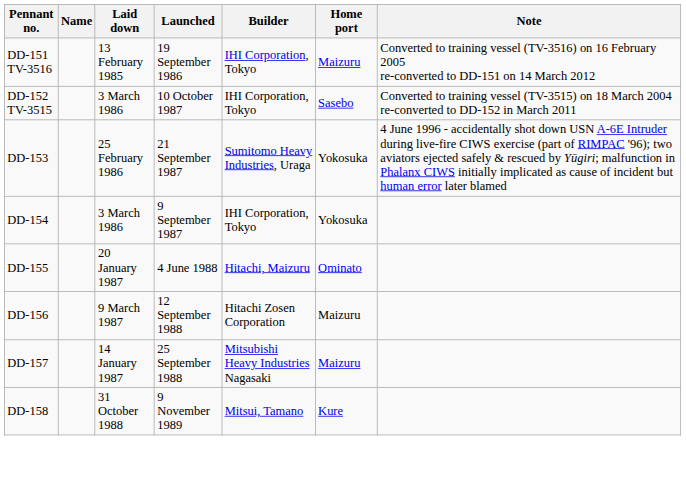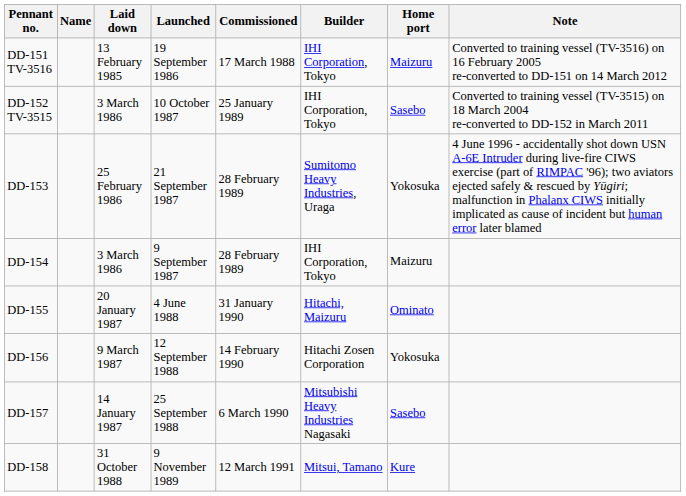+ column: (258, 21)
(343, 219) Yokosuka -> (417, 261) Maizuru
(345, 315) Maizuru -> (415, 357) Yokosuka
(339, 363) Maizuru -> (408, 412) Sasebo
